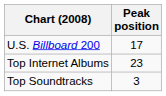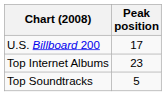(137, 81) 3 -> (137, 81) 5
